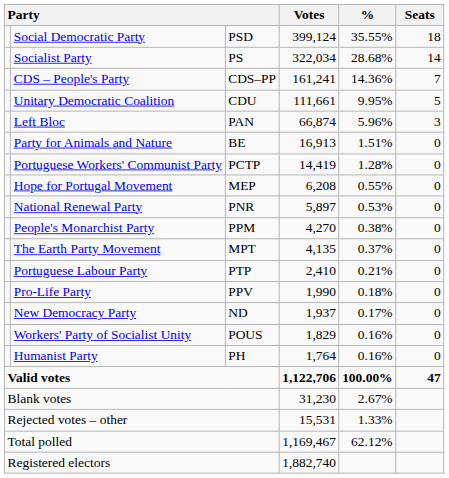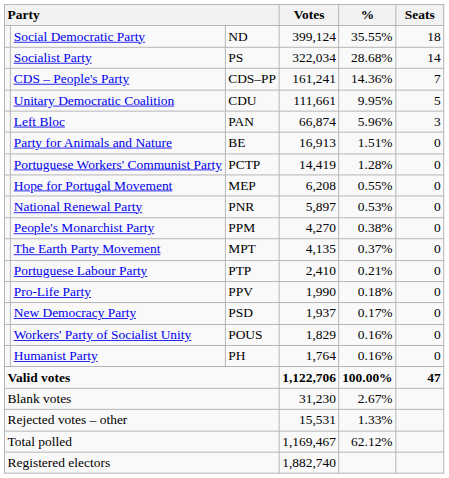(241, 36) PSD -> (238, 36) ND
(238, 313) ND -> (241, 313) PSD
